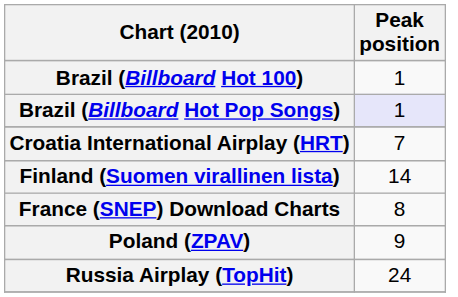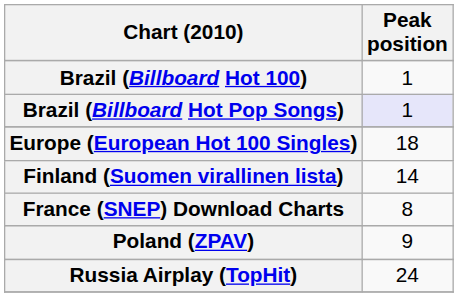- row: (180, 143)
+ row: (183, 143)
